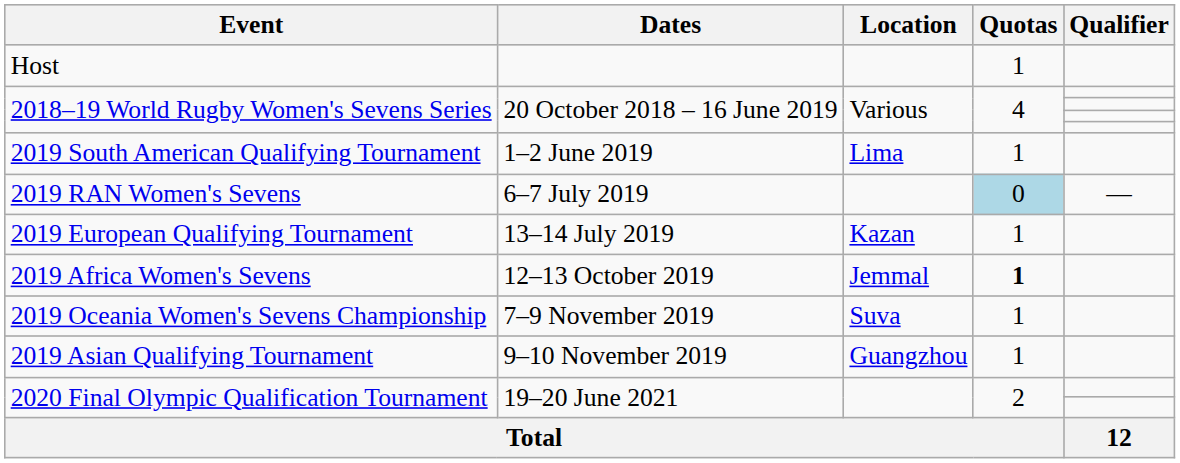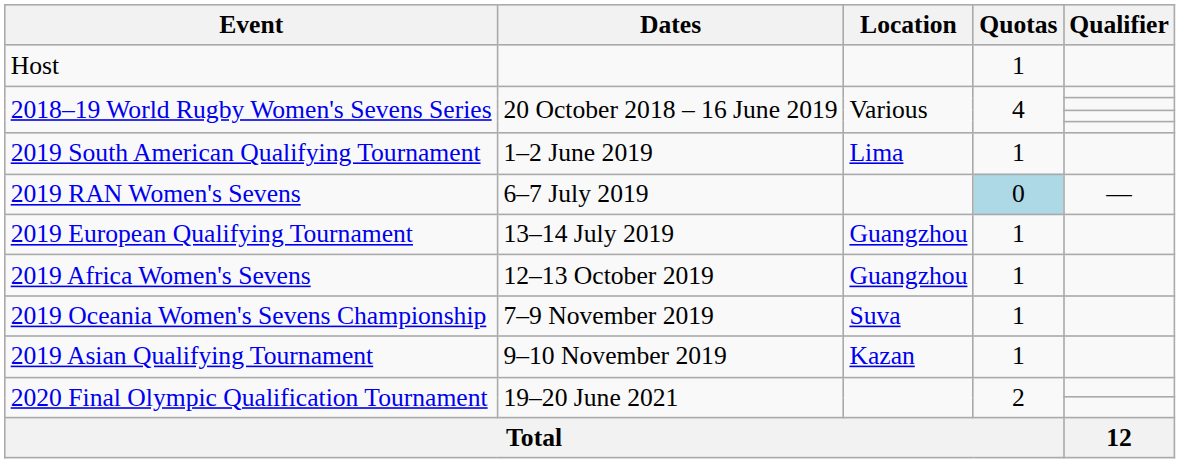(882, 234) Kazan -> (908, 234) Guangzhou
(889, 274) Jemmal -> (908, 274) Guangzhou
(1018, 274) bold -> (1018, 274) normal
(908, 356) Guangzhou -> (882, 356) Kazan
